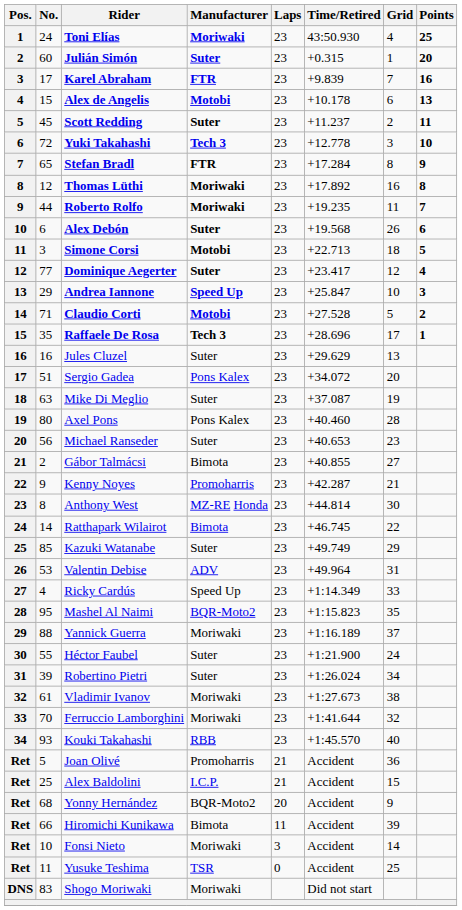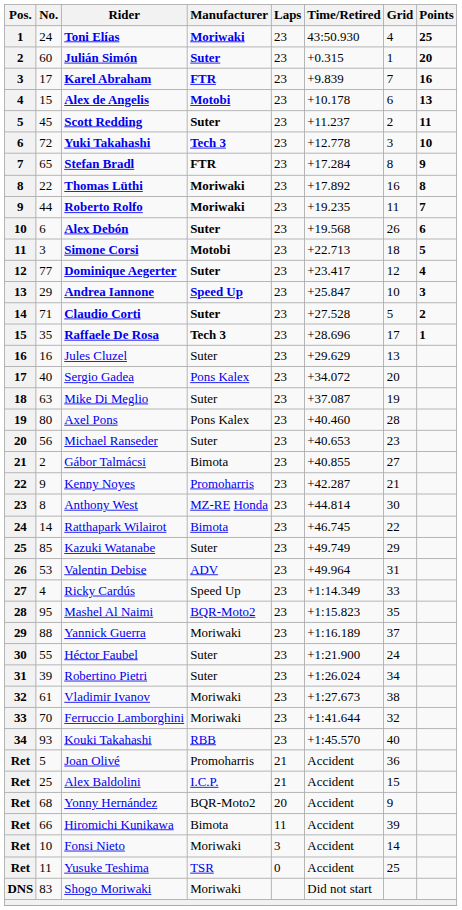(46, 185) 12 -> (46, 185) 22
(210, 313) Motobi -> (205, 313) Suter
(46, 377) 51 -> (46, 377) 40
